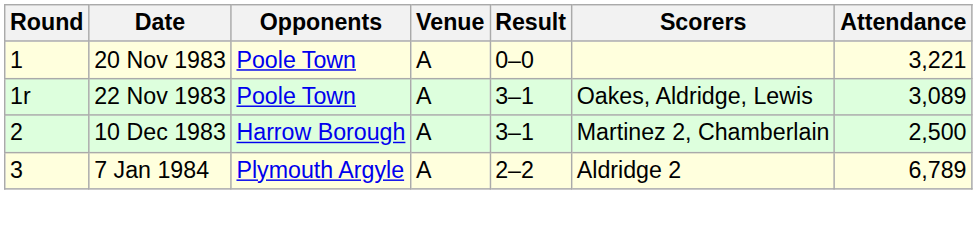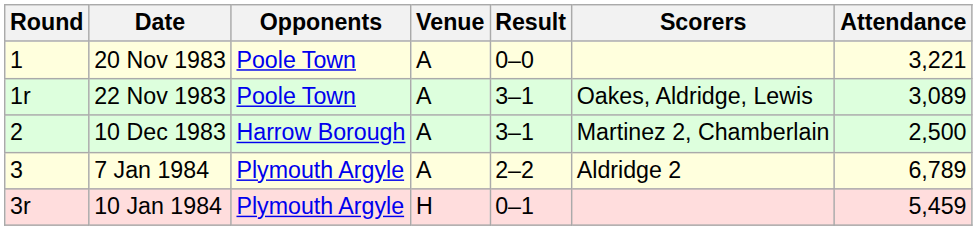+ row: (158, 206)
